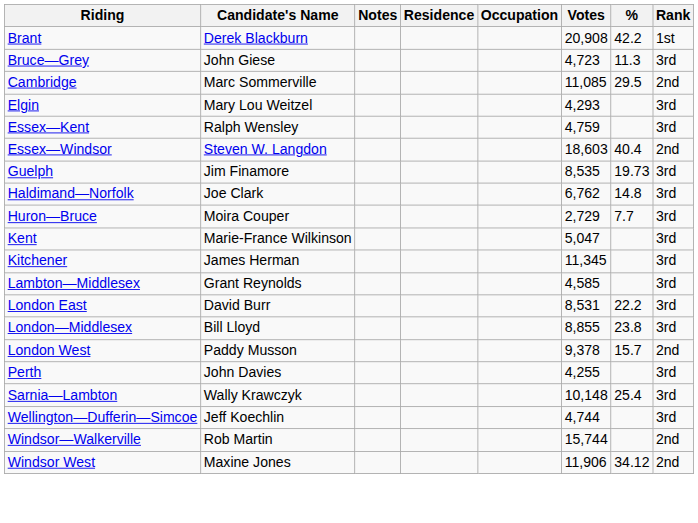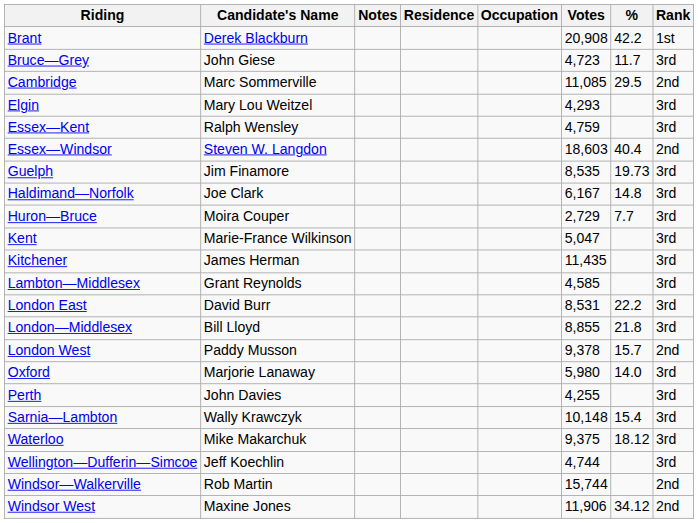(627, 60) 11.3 -> (627, 60) 11.7
(582, 194) 6,762 -> (582, 194) 6,167
(586, 261) 11,345 -> (586, 261) 11,435
(628, 328) 23.8 -> (628, 328) 21.8
+ row: (29, 372)
(628, 395) 25.4 -> (628, 417) 15.4
+ row: (36, 439)
